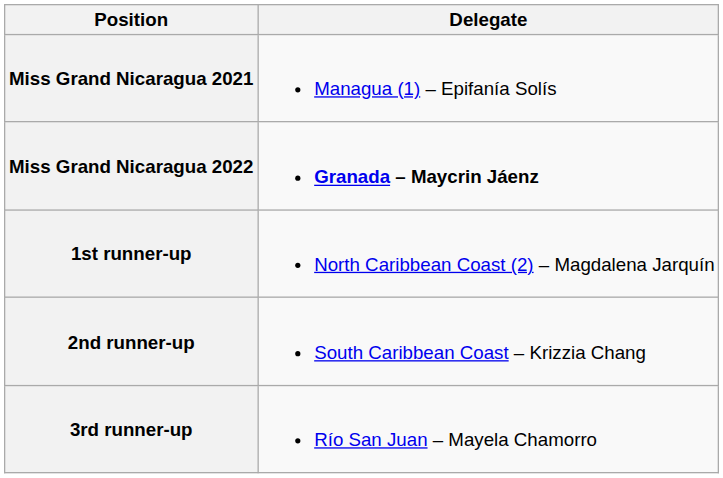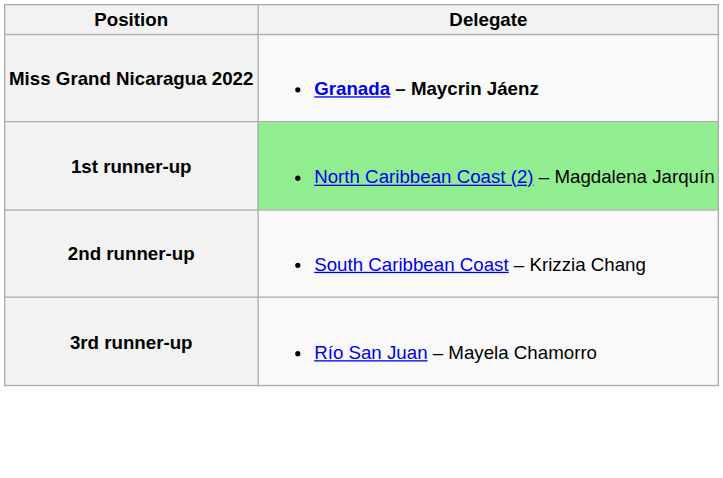- row: (131, 79)
(488, 264) no background -> (488, 177) lightgreen background
